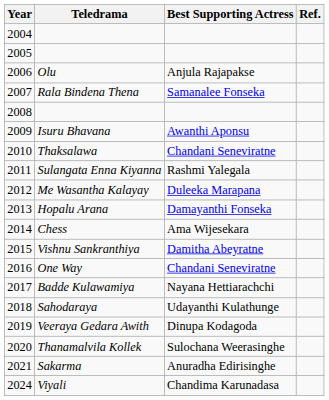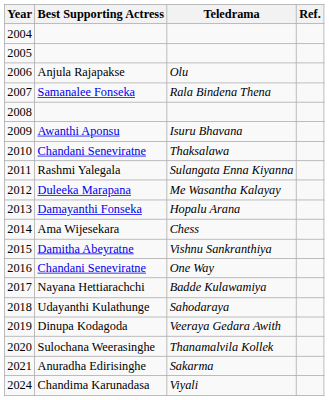columns swapped: (230, 14) <-> (99, 14)
